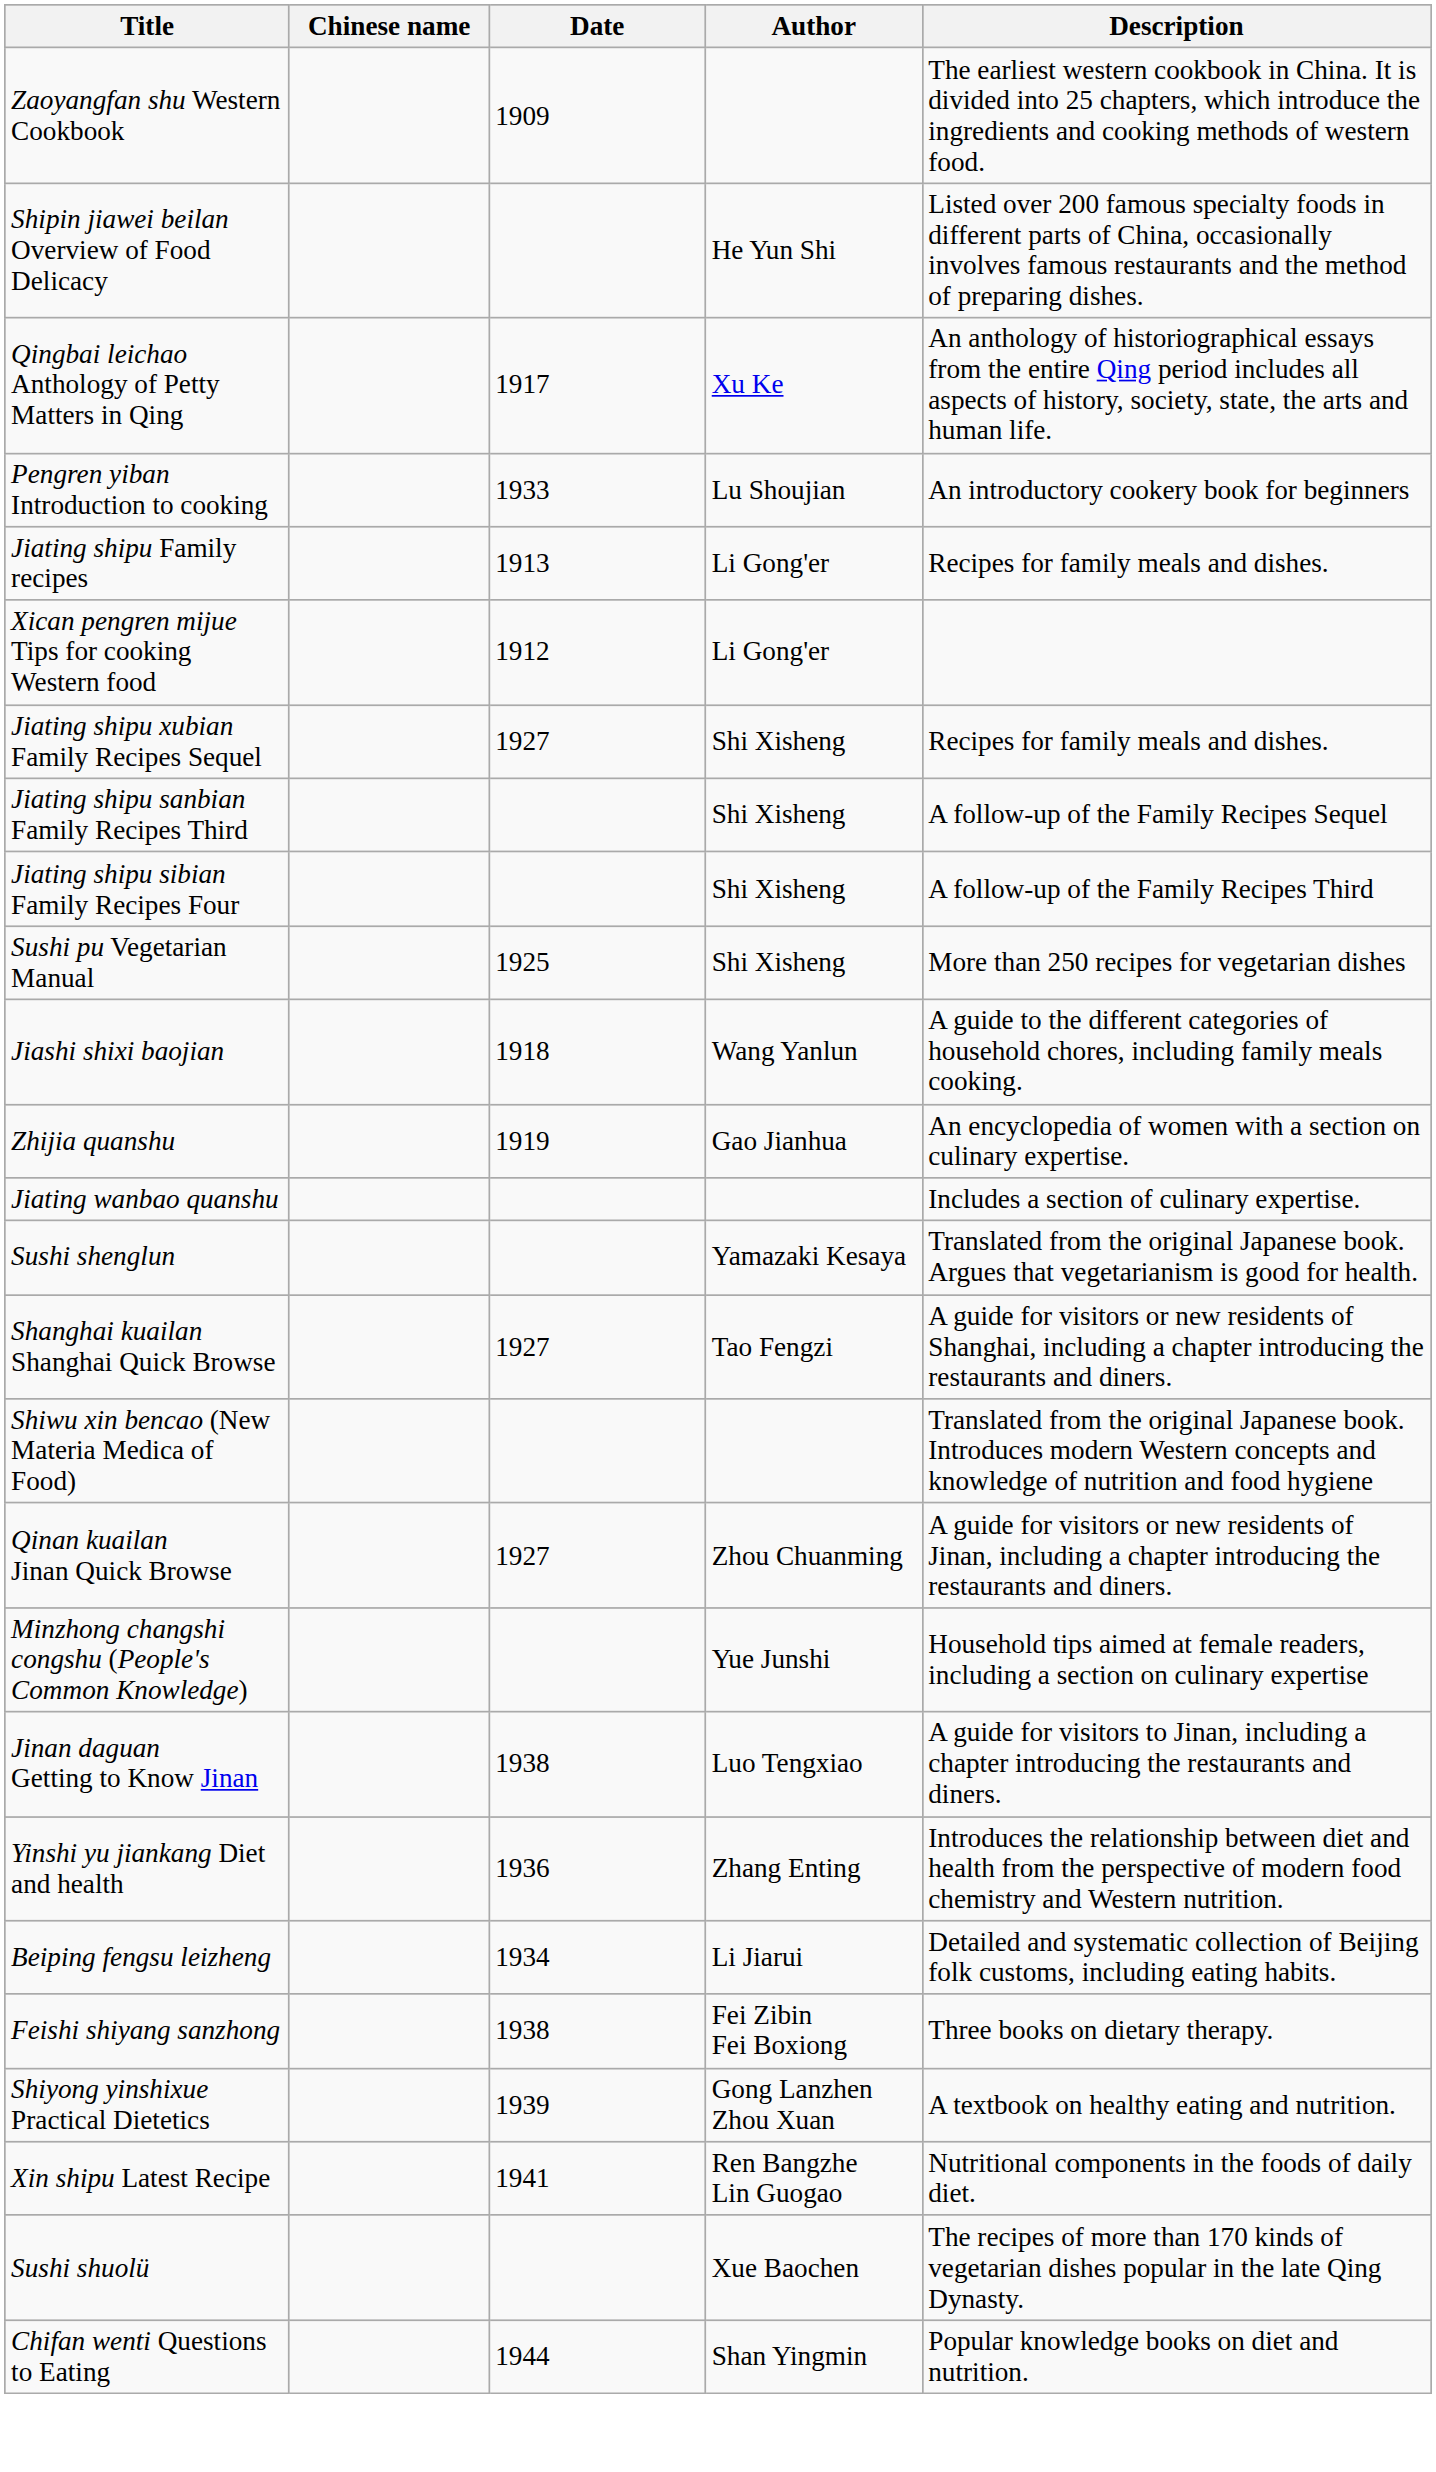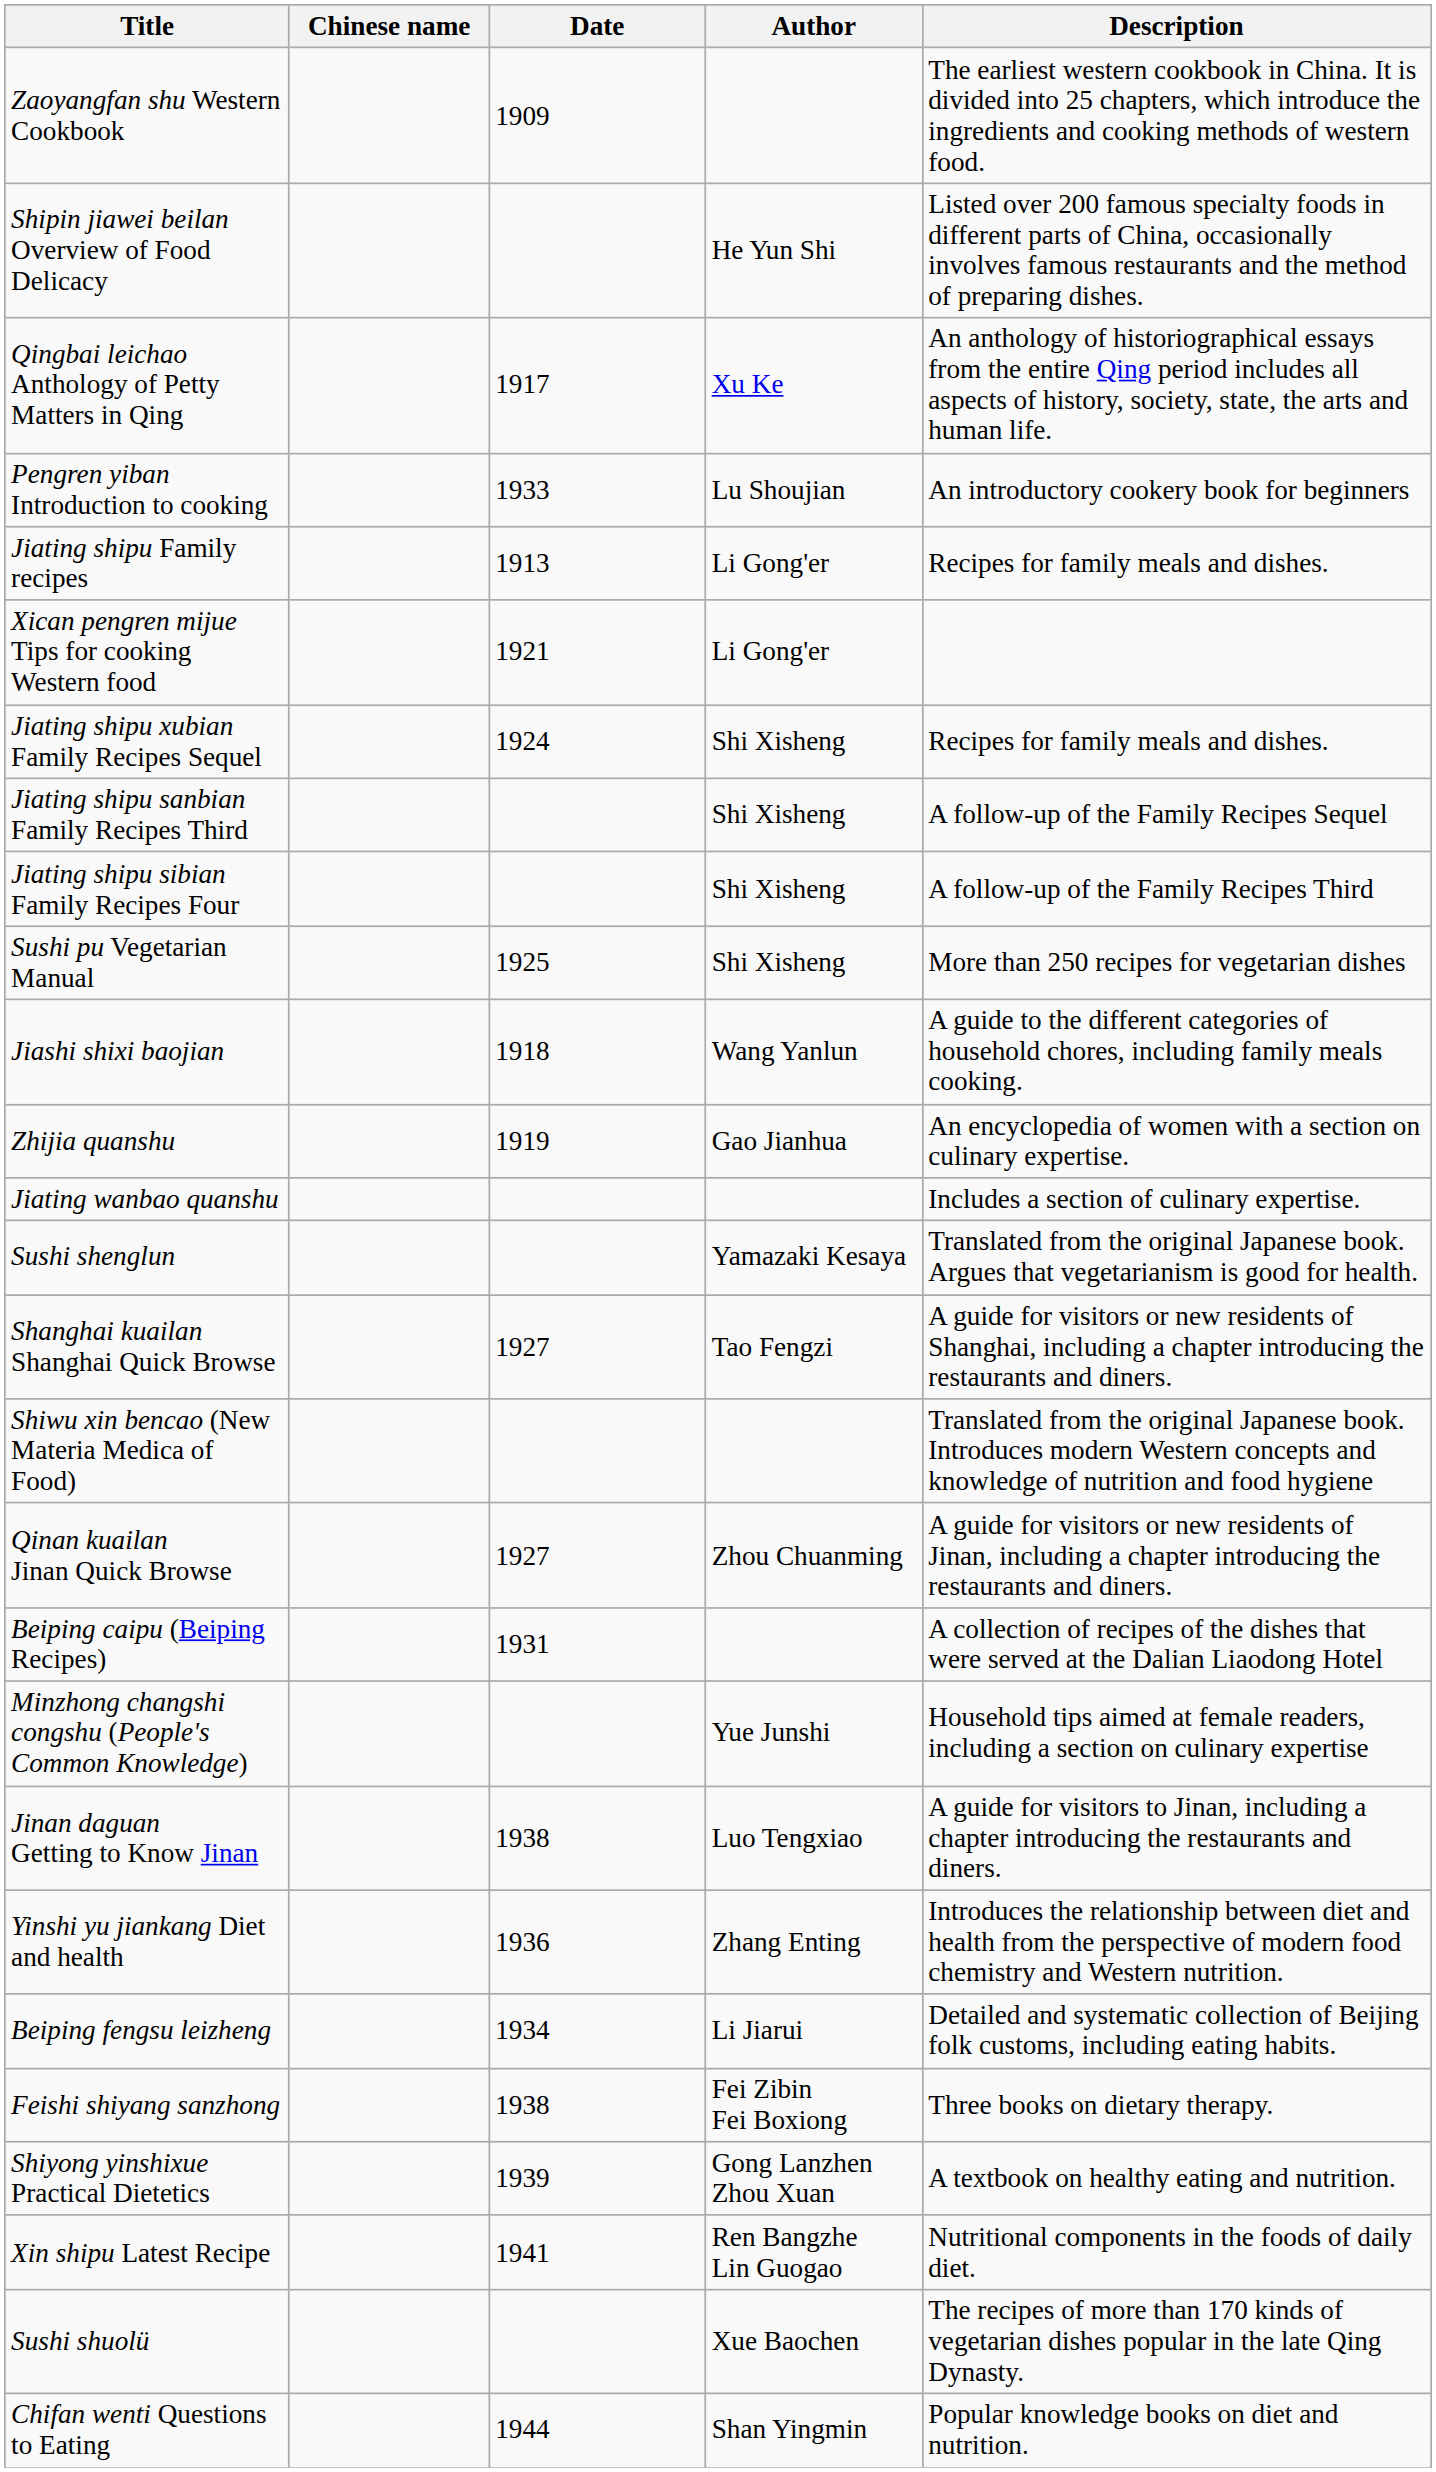(522, 652) 1912 -> (522, 652) 1921
(522, 741) 1927 -> (522, 741) 1924
+ row: (138, 1644)
